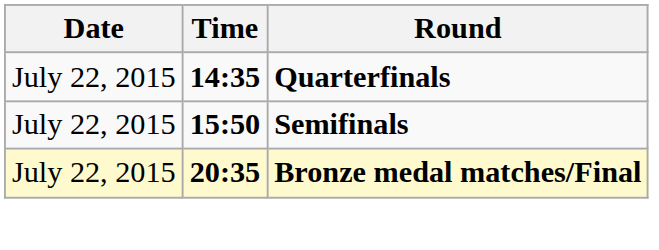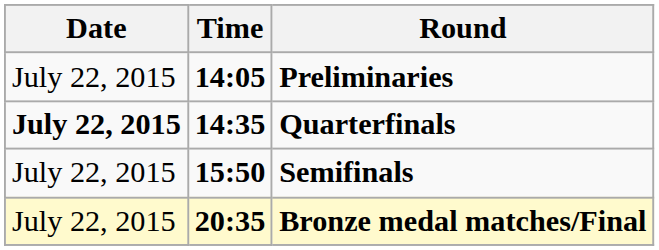+ row: (366, 76)
(94, 76) normal -> (96, 124) bold
